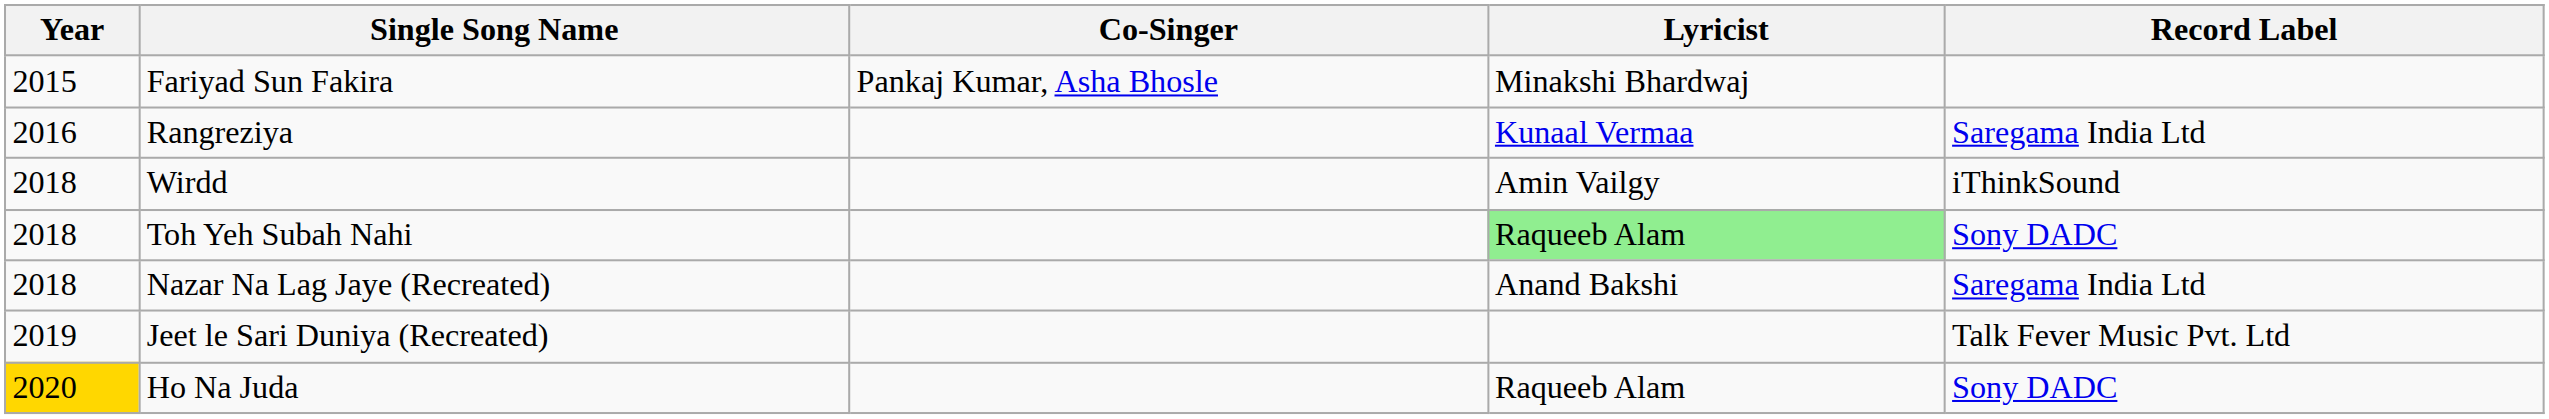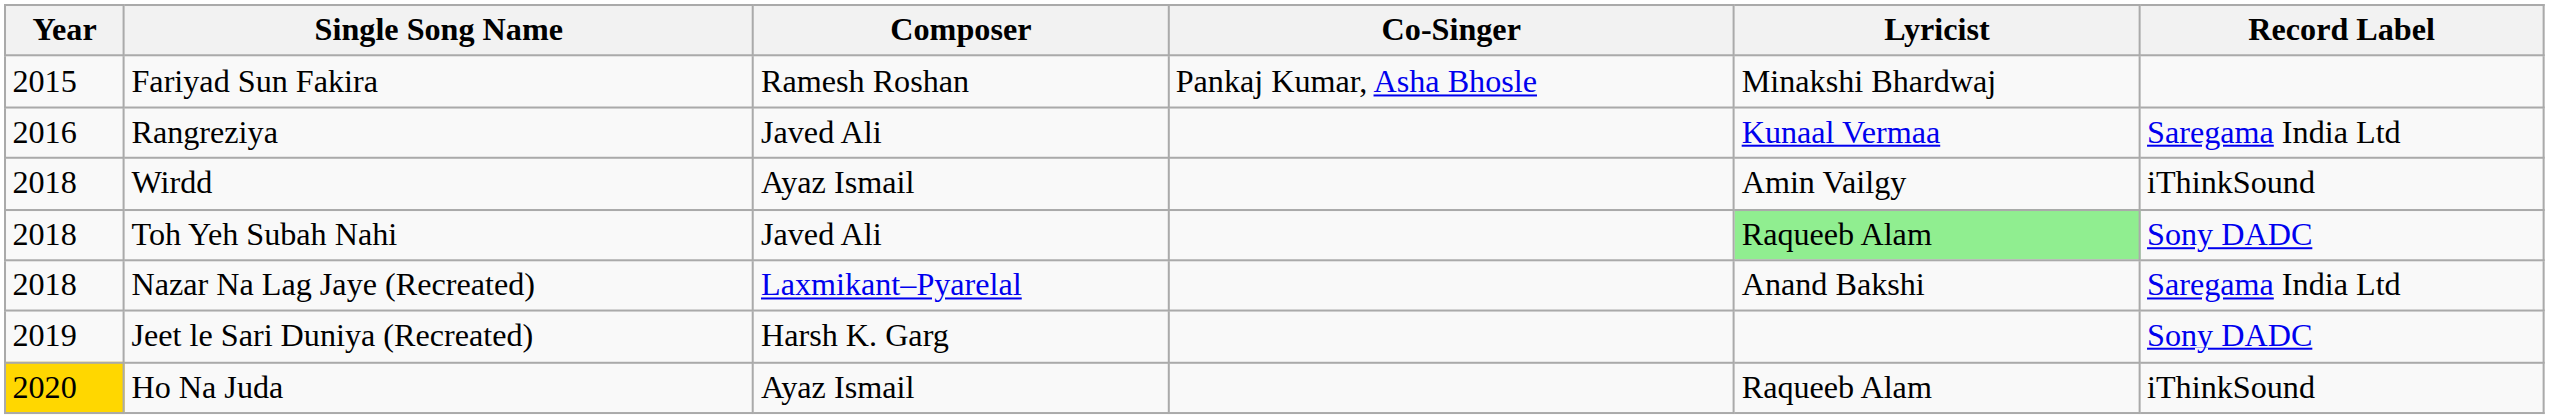+ column: (961, 30)
(2121, 336) Talk Fever Music Pvt. Ltd -> (2230, 336) Sony DADC
(2035, 387) Sony DADC -> (2231, 387) iThinkSound
